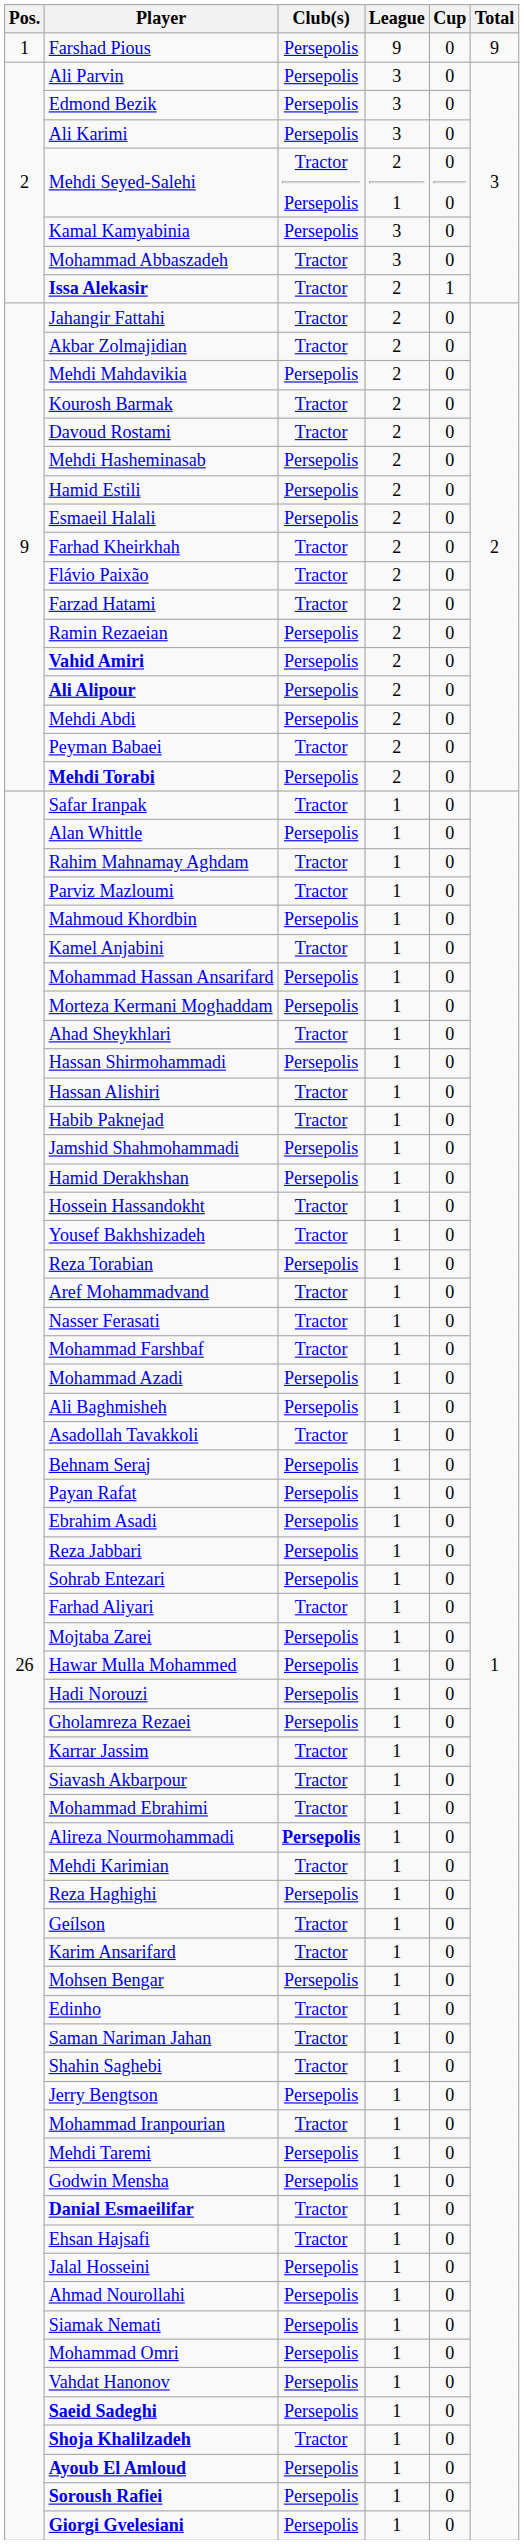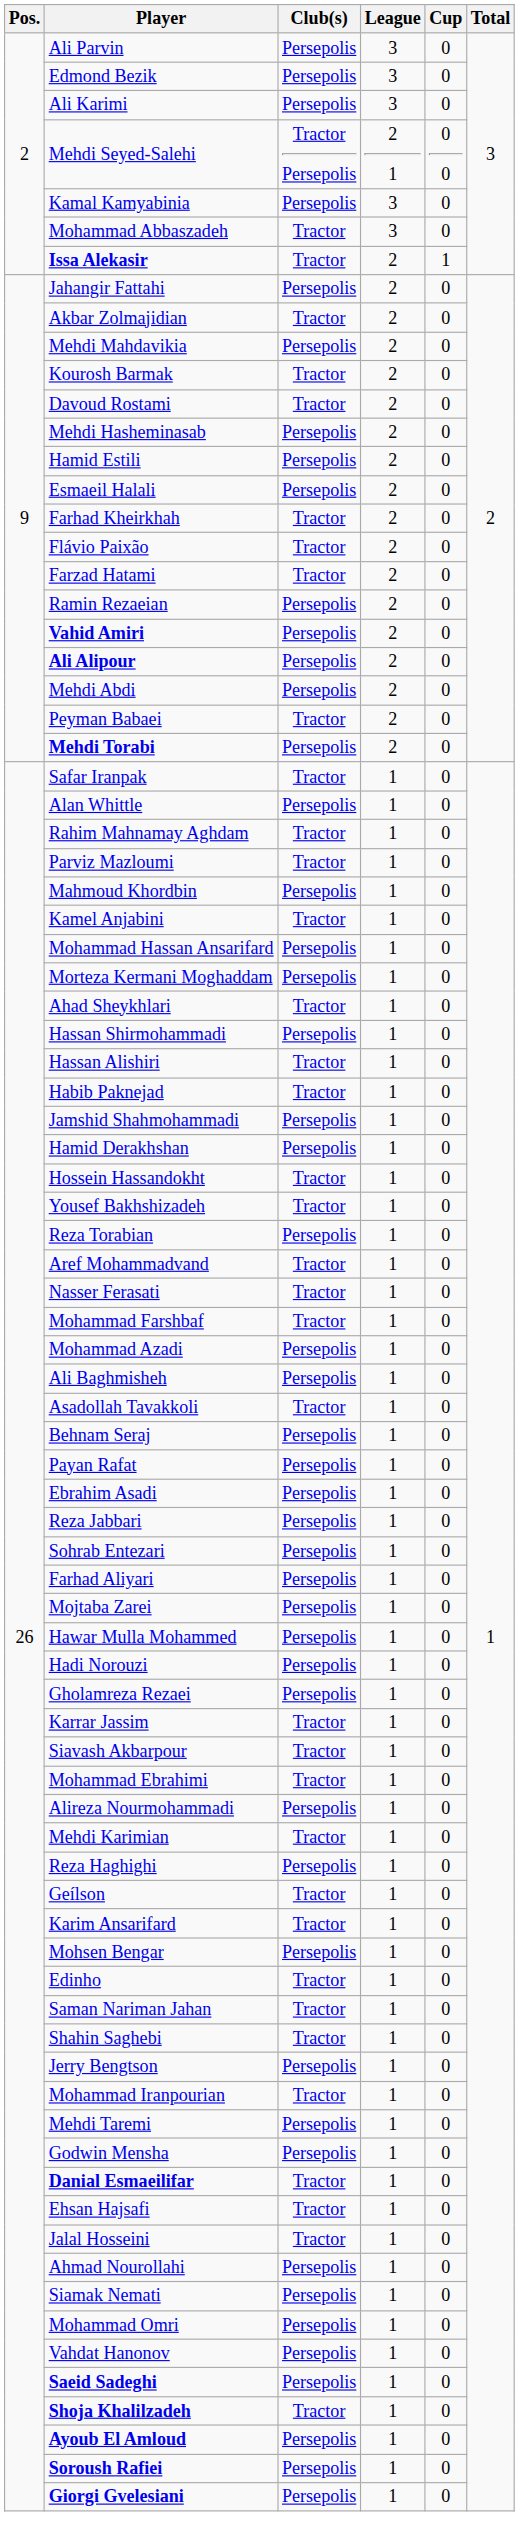- row: (100, 47)
(321, 317) Tractor -> (319, 288) Persepolis
(321, 1607) Tractor -> (319, 1579) Persepolis
(321, 1837) bold -> (319, 1808) normal
(321, 2267) Persepolis -> (319, 2238) Tractor
